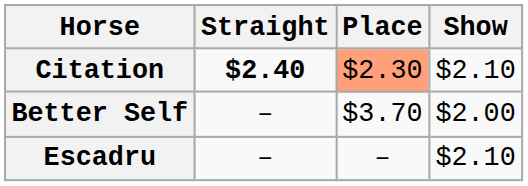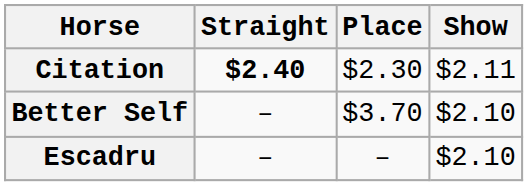(382, 70) lightsalmon background -> (382, 70) no background
(476, 70) $2.10 -> (476, 70) $2.11
(476, 114) $2.00 -> (476, 114) $2.10
